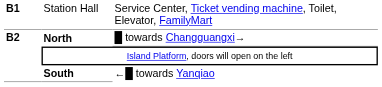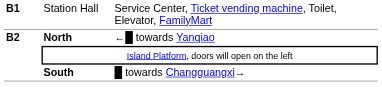(180, 38) █ towards Changguangxi→ -> (165, 38) ←█ towards Yanqiao
(165, 73) ←█ towards Yanqiao -> (180, 72) █ towards Changguangxi→
